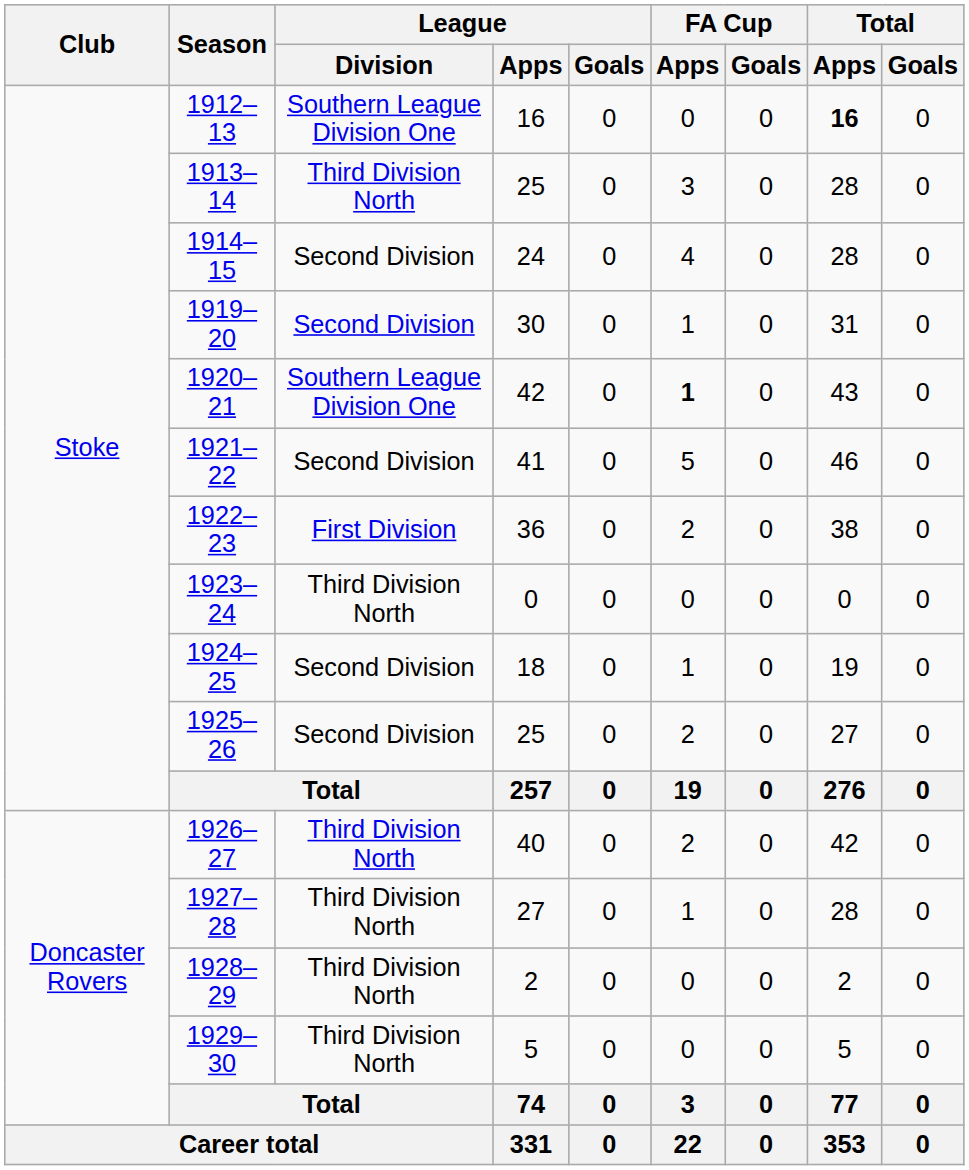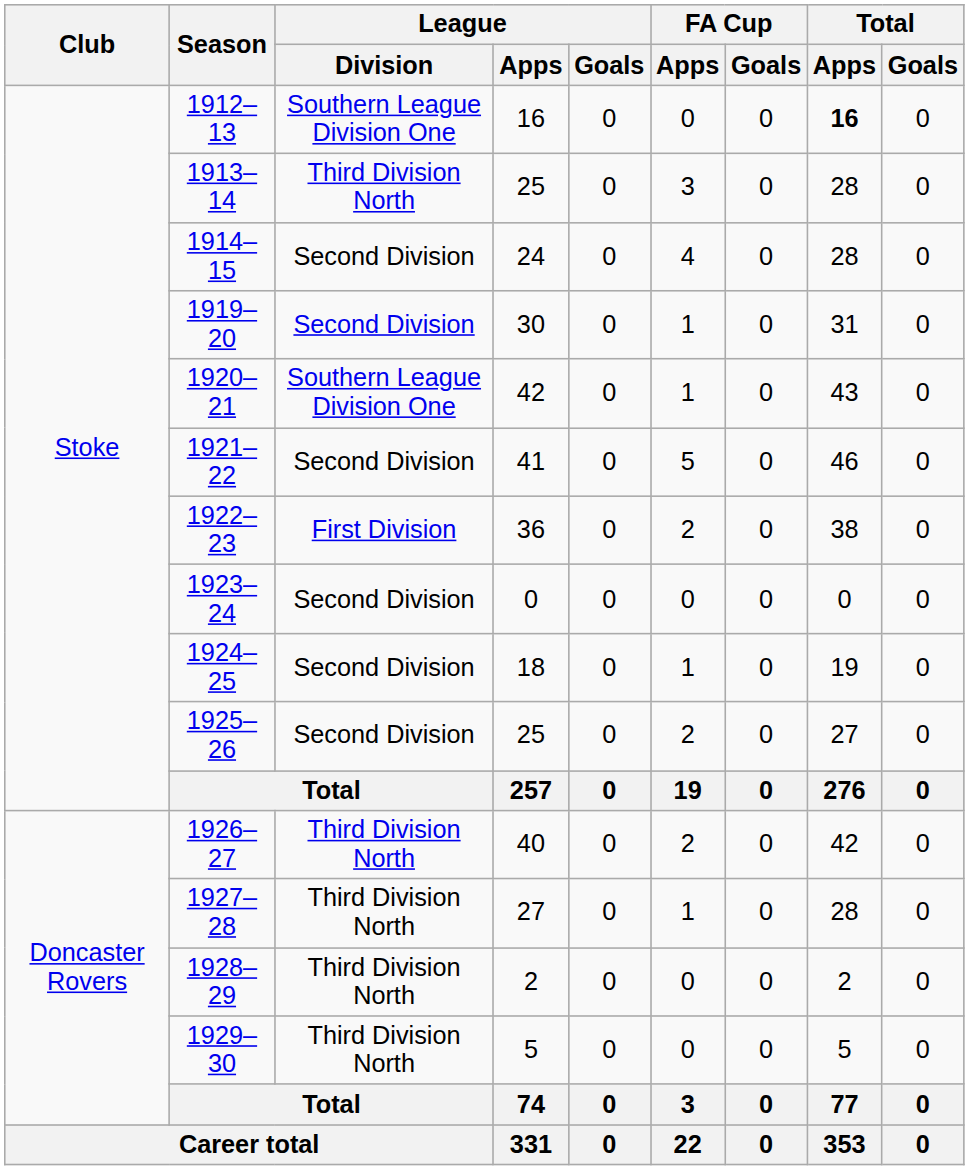(688, 393) bold -> (688, 393) normal
(384, 598) Third Division North -> (384, 598) Second Division
